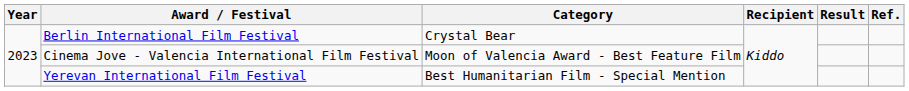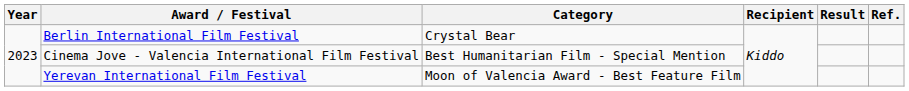(583, 55) Moon of Valencia Award - Best Feature Film -> (575, 55) Best Humanitarian Film - Special Mention
(575, 76) Best Humanitarian Film - Special Mention -> (583, 76) Moon of Valencia Award - Best Feature Film
